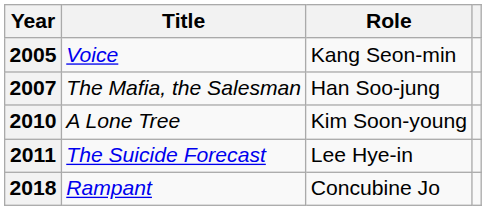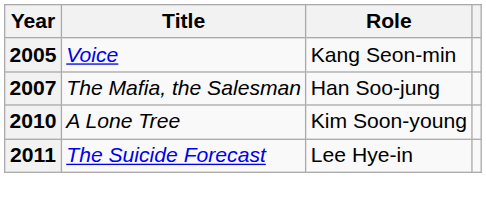- row: (33, 188)
